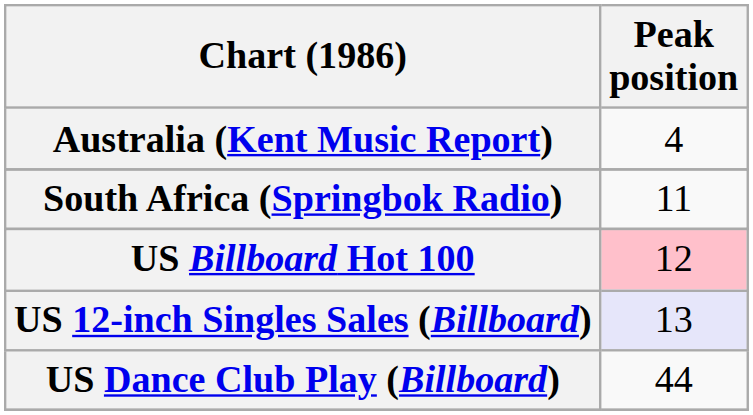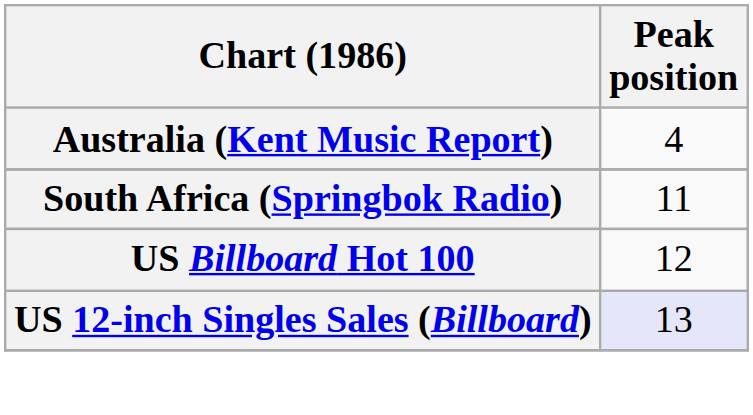(674, 258) pink background -> (674, 258) no background
- row: (303, 379)
